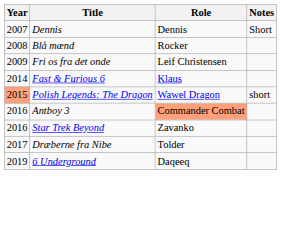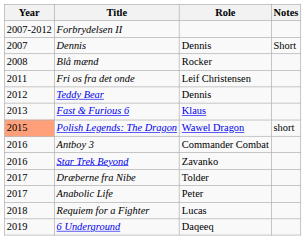+ row: (89, 29)
(17, 62) 2009 -> (17, 78) 2011
+ row: (80, 95)
(17, 78) 2014 -> (17, 111) 2013
(201, 111) lightsalmon background -> (225, 144) no background
+ row: (85, 194)
+ row: (103, 210)
